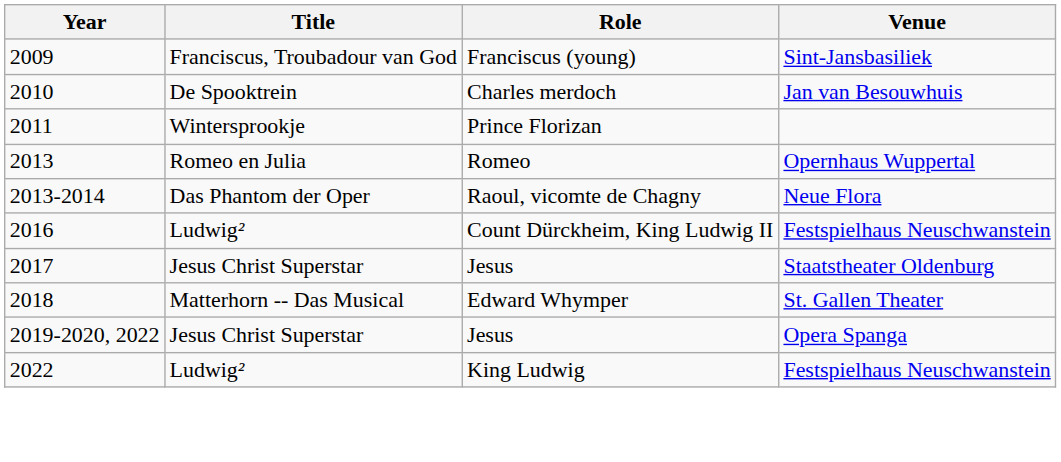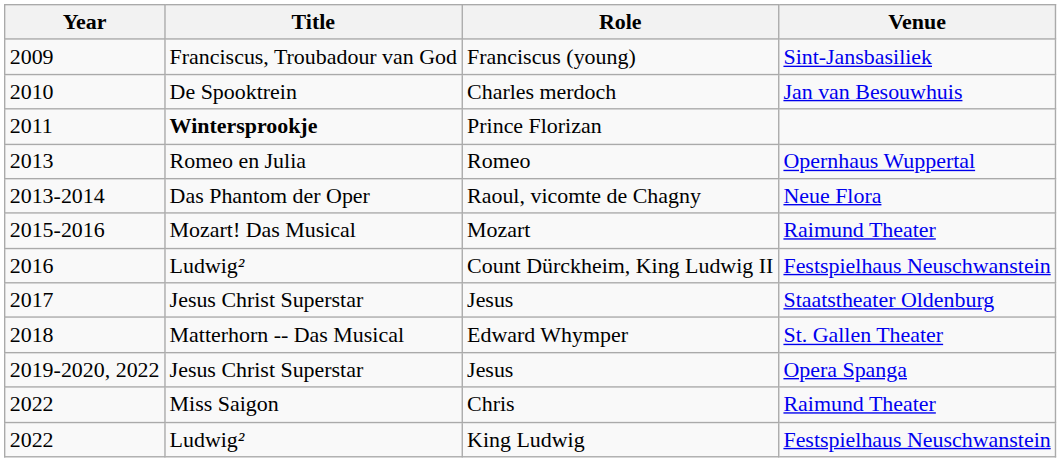(237, 126) normal -> (244, 126) bold
+ row: (57, 230)
+ row: (32, 404)
